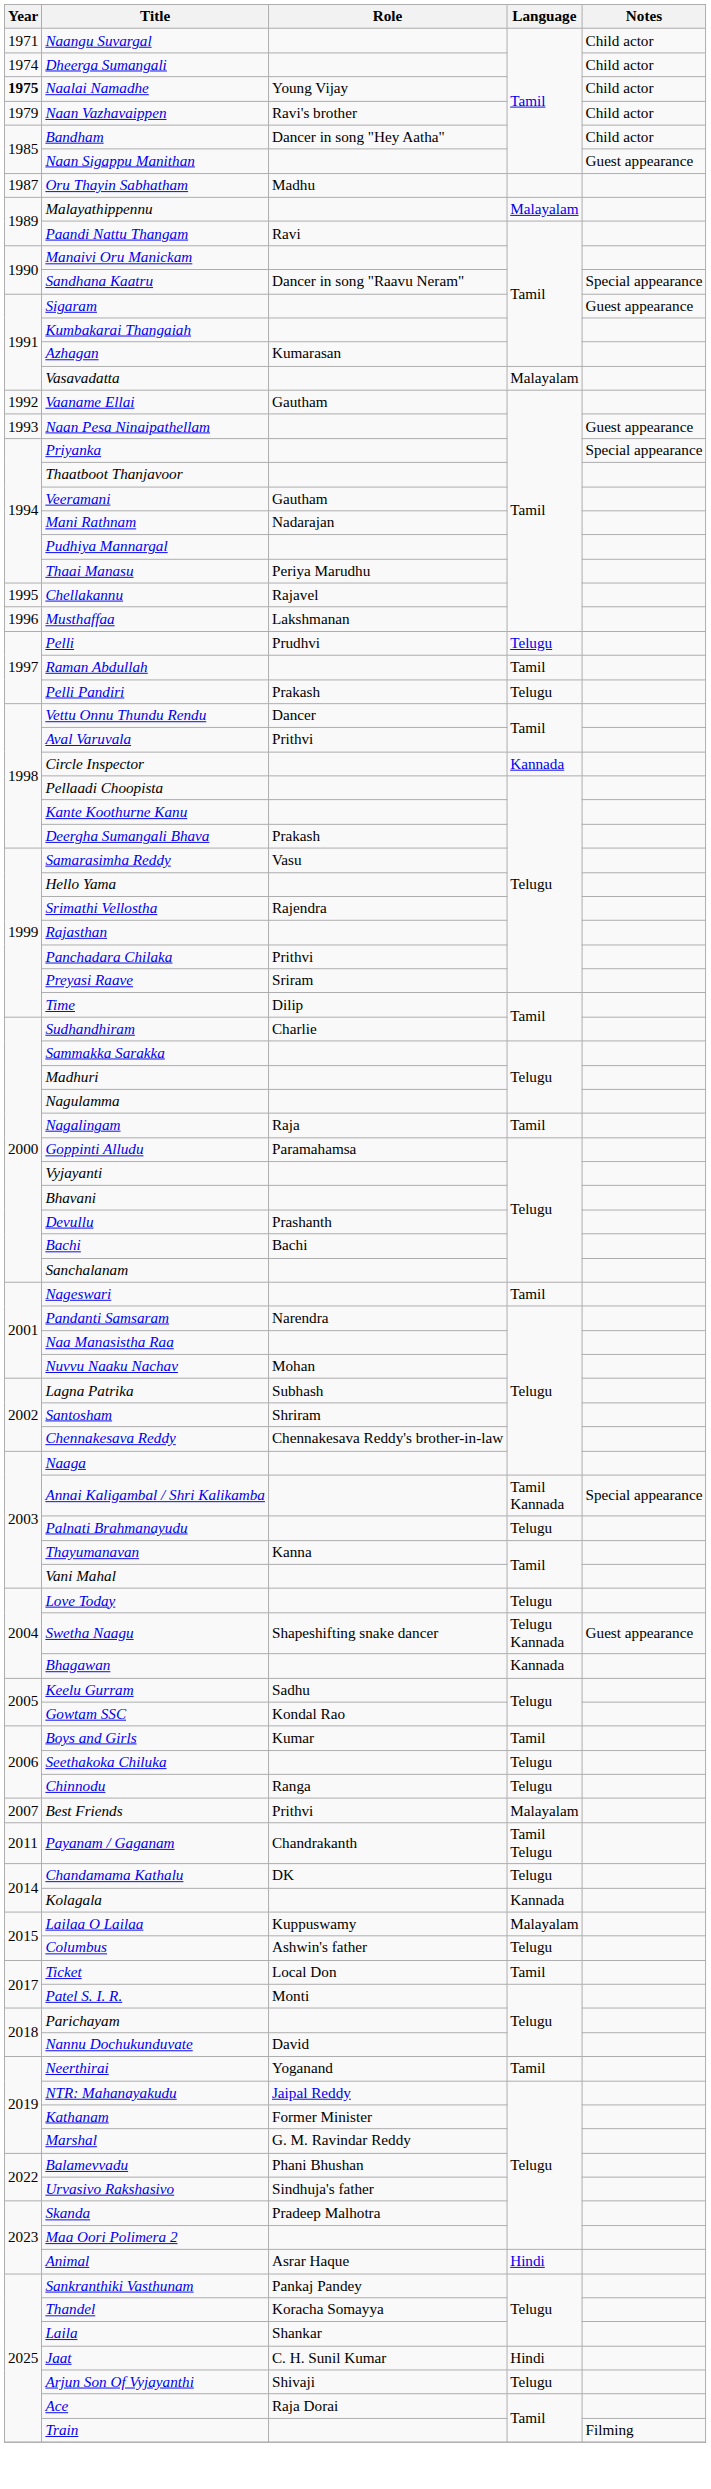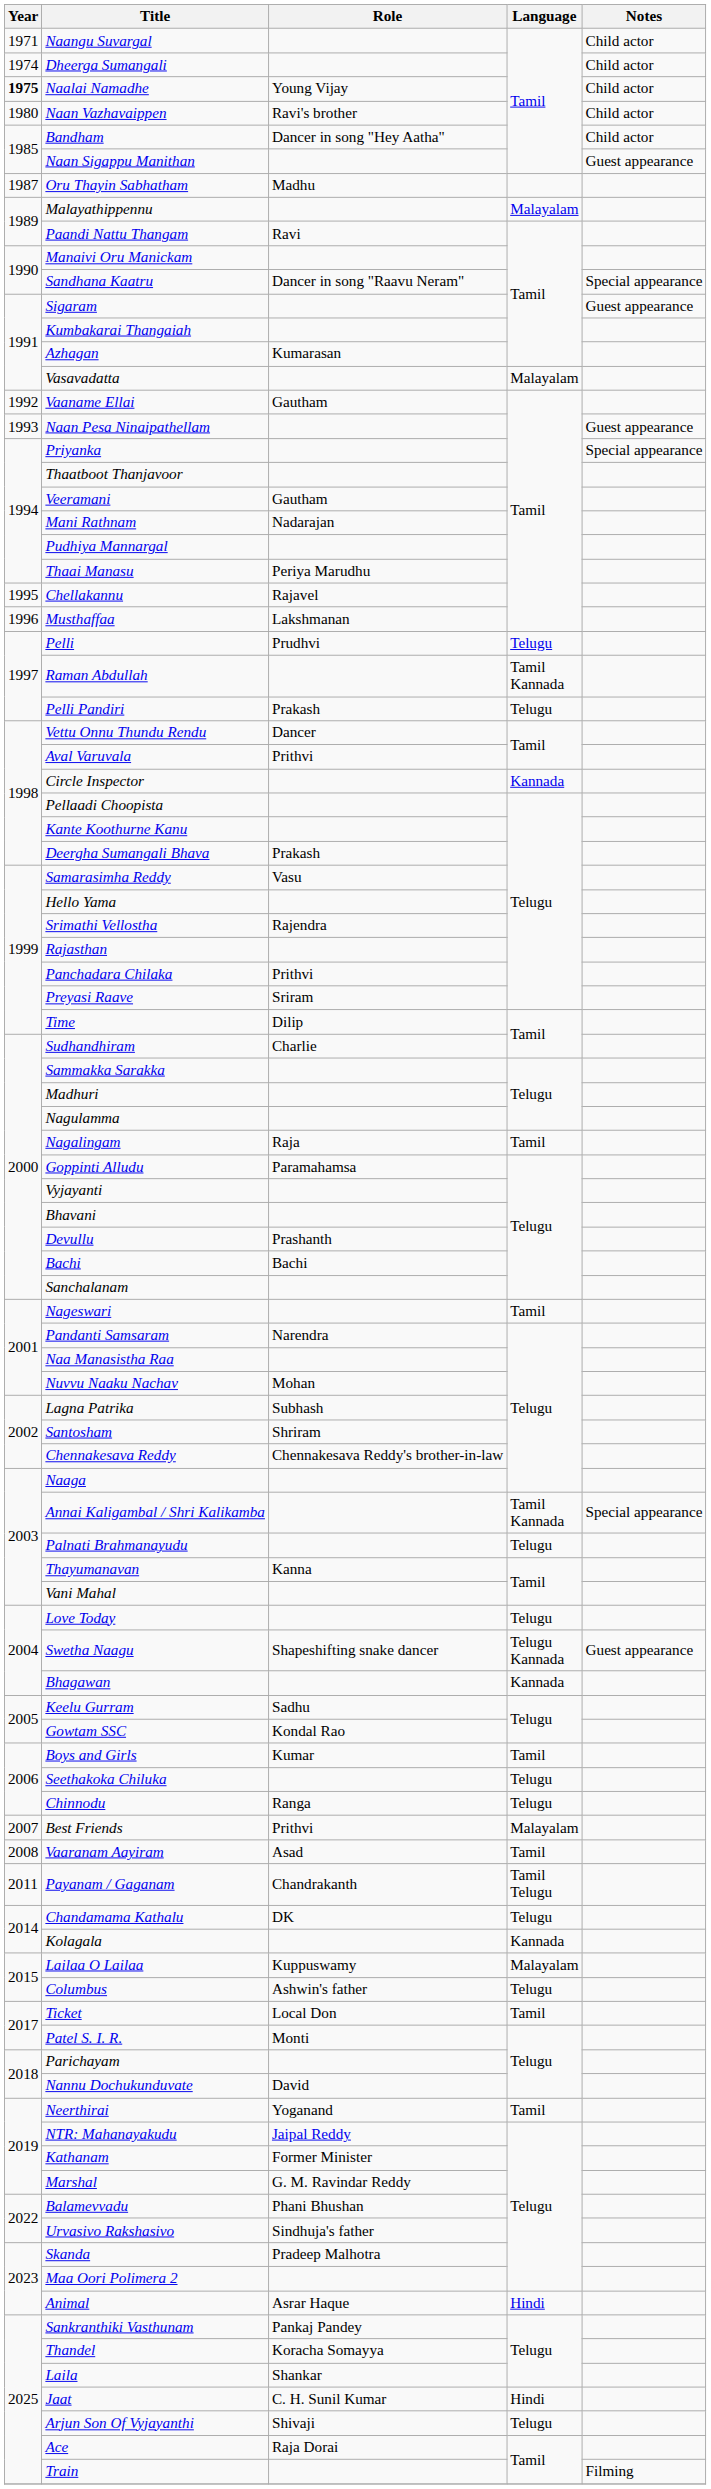(23, 112) 1979 -> (23, 112) 1980
(528, 667) Tamil -> (537, 675) Tamil Kannada
+ row: (105, 1851)
